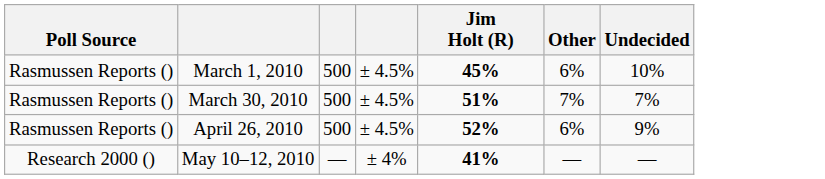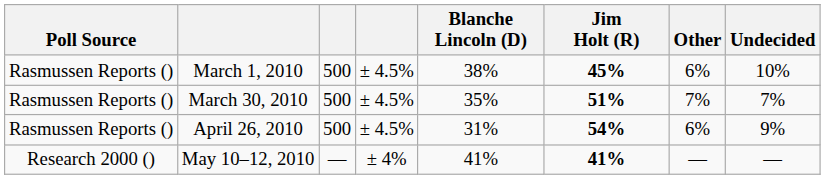+ column: (481, 29)
(481, 129) 52% -> (606, 129) 54%
